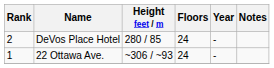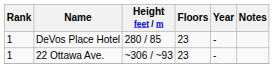(9, 39) 2 -> (9, 39) 1
(183, 39) 24 -> (183, 39) 23
(183, 55) 24 -> (183, 55) 23
